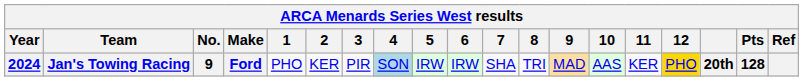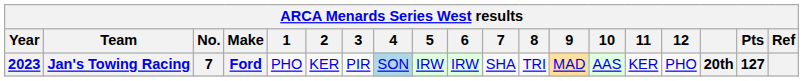(24, 64) 2024 -> (24, 64) 2023
(209, 64) 9 -> (209, 64) 7
(681, 64) gold background -> (681, 64) no background
(753, 64) 128 -> (753, 64) 127
